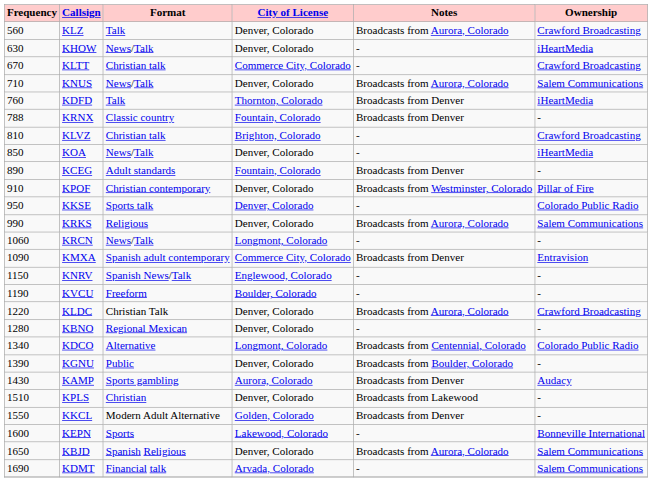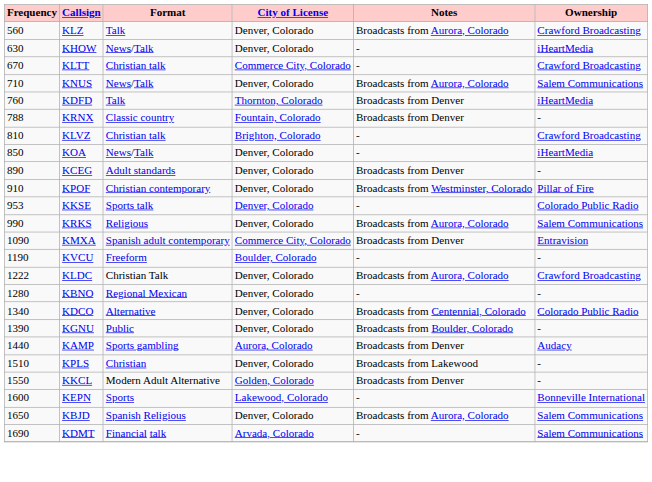(278, 170) Fountain, Colorado -> (274, 170) Denver, Colorado
(15, 205) 950 -> (15, 205) 953
- row: (77, 240)
- row: (77, 275)
(18, 310) 1220 -> (18, 275) 1222
(281, 345) Longmont, Colorado -> (274, 310) Denver, Colorado
(18, 380) 1430 -> (18, 345) 1440
